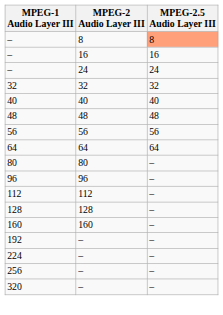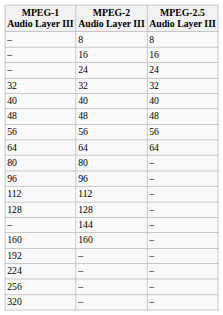(152, 39) lightsalmon background -> (152, 39) no background
+ row: (10, 225)
